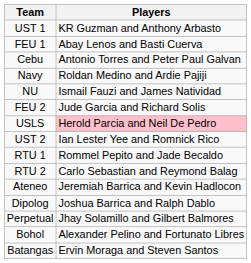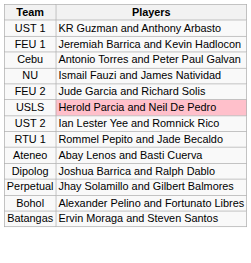(130, 44) Abay Lenos and Basti Cuerva -> (150, 44) Jeremiah Barrica and Kevin Hadlocon
- row: (30, 76)
- row: (30, 171)
(150, 187) Jeremiah Barrica and Kevin Hadlocon -> (130, 155) Abay Lenos and Basti Cuerva
